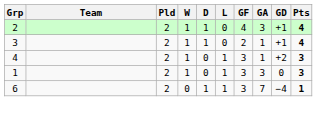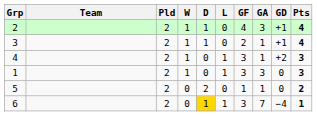+ row: (15, 88)
(206, 88) no background -> (206, 104) gold background
